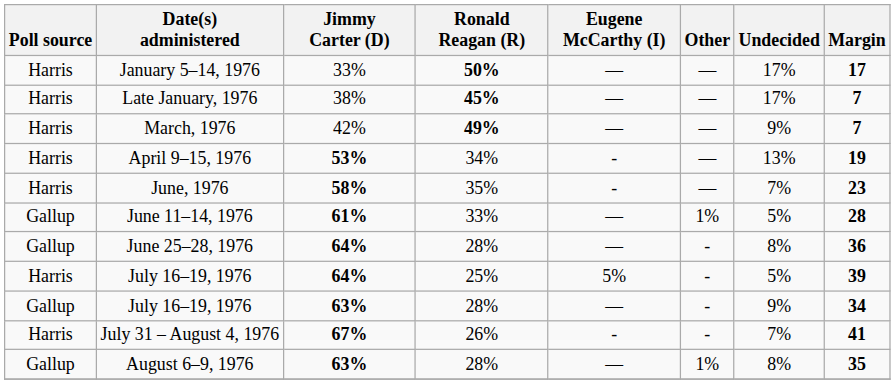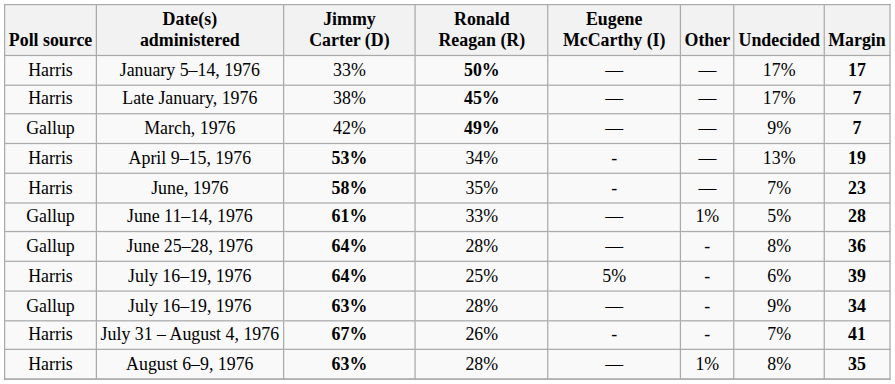(51, 129) Harris -> (51, 129) Gallup
(779, 276) 5% -> (779, 276) 6%
(51, 364) Gallup -> (51, 364) Harris
